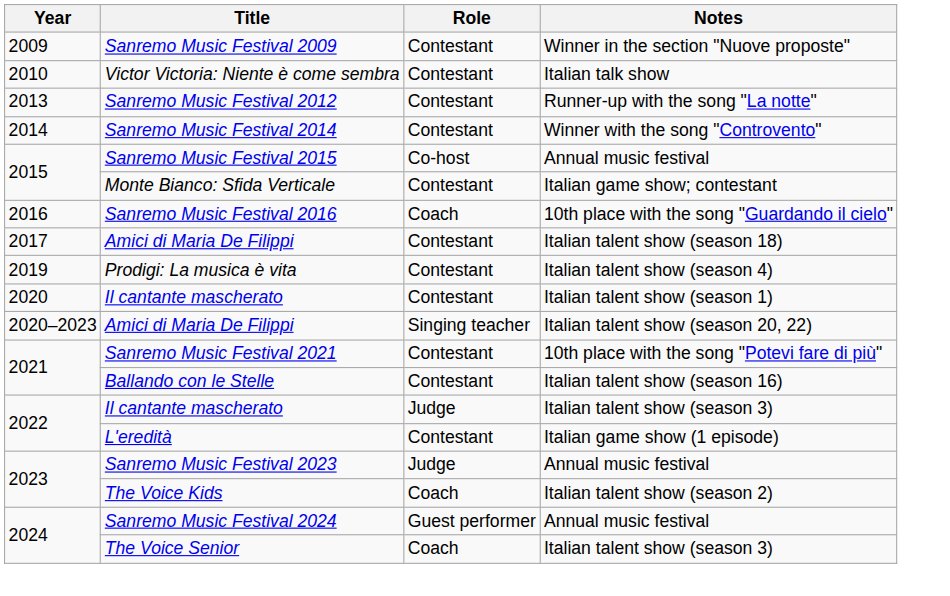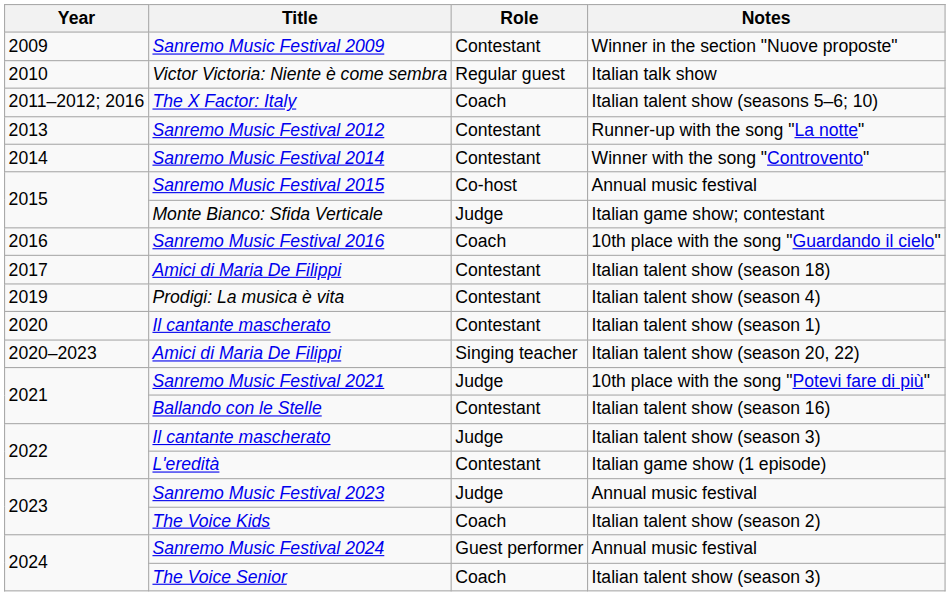(450, 74) Contestant -> (510, 74) Regular guest
+ row: (224, 102)
(450, 185) Contestant -> (479, 213) Judge
(450, 353) Contestant -> (479, 381) Judge
